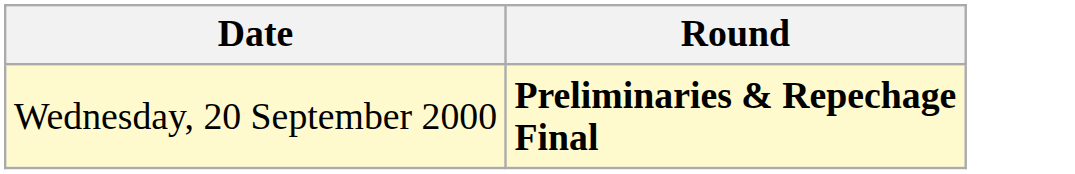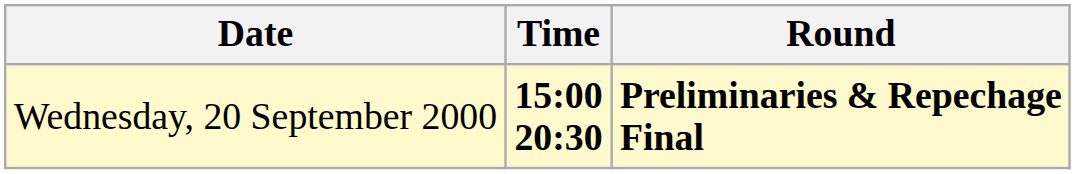+ column: (559, 34)
